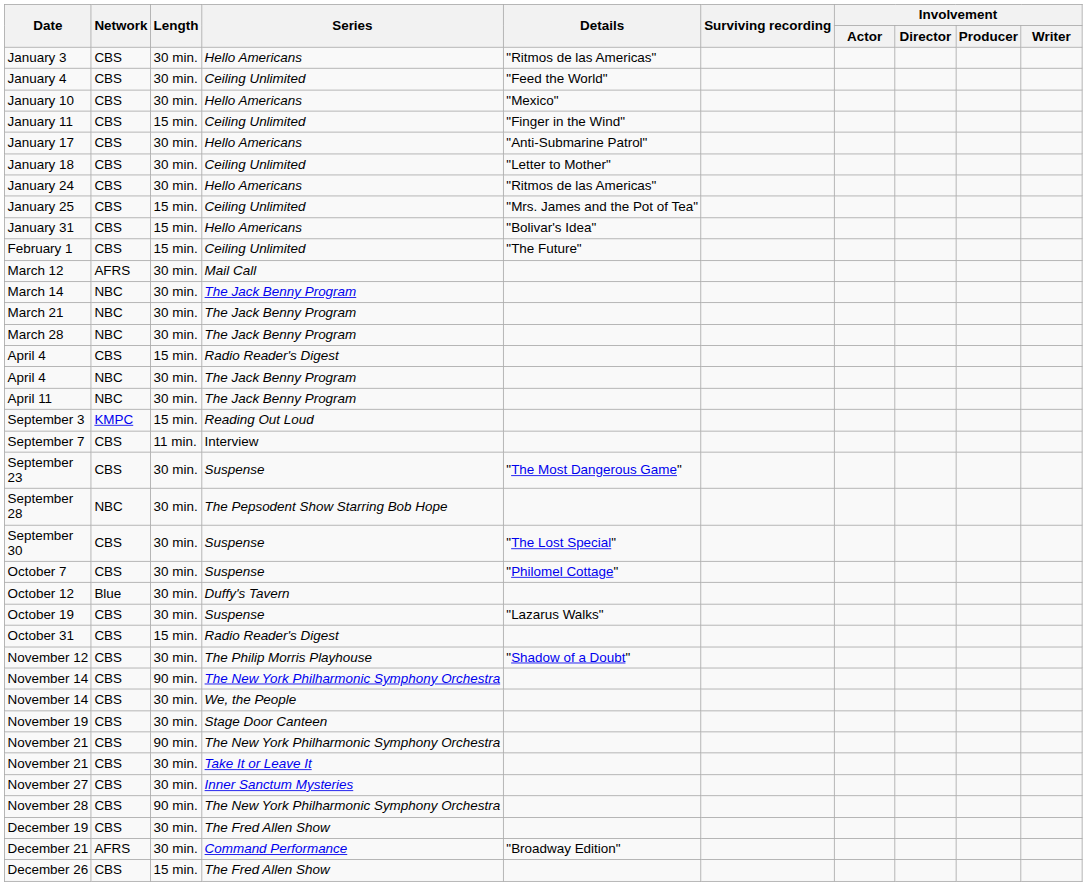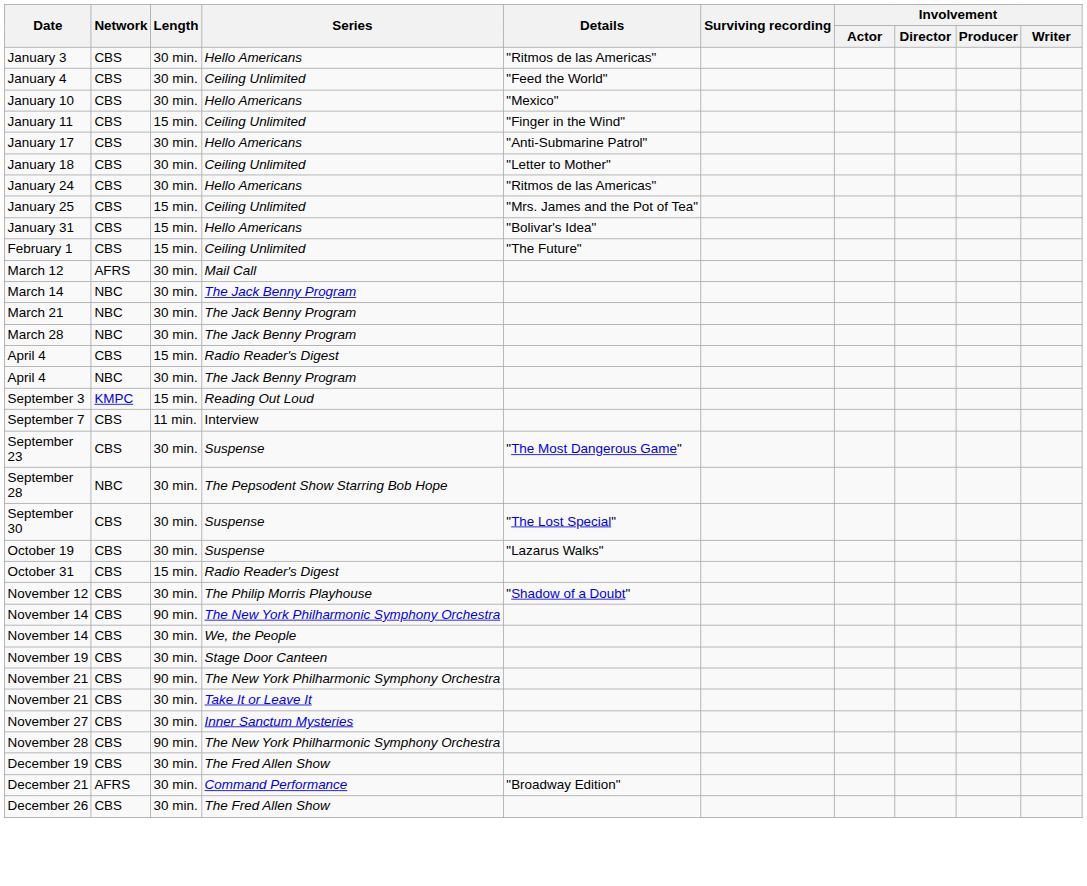- row: (30, 398)
- row: (37, 572)
- row: (41, 593)
(176, 870) 15 min. -> (176, 806) 30 min.
